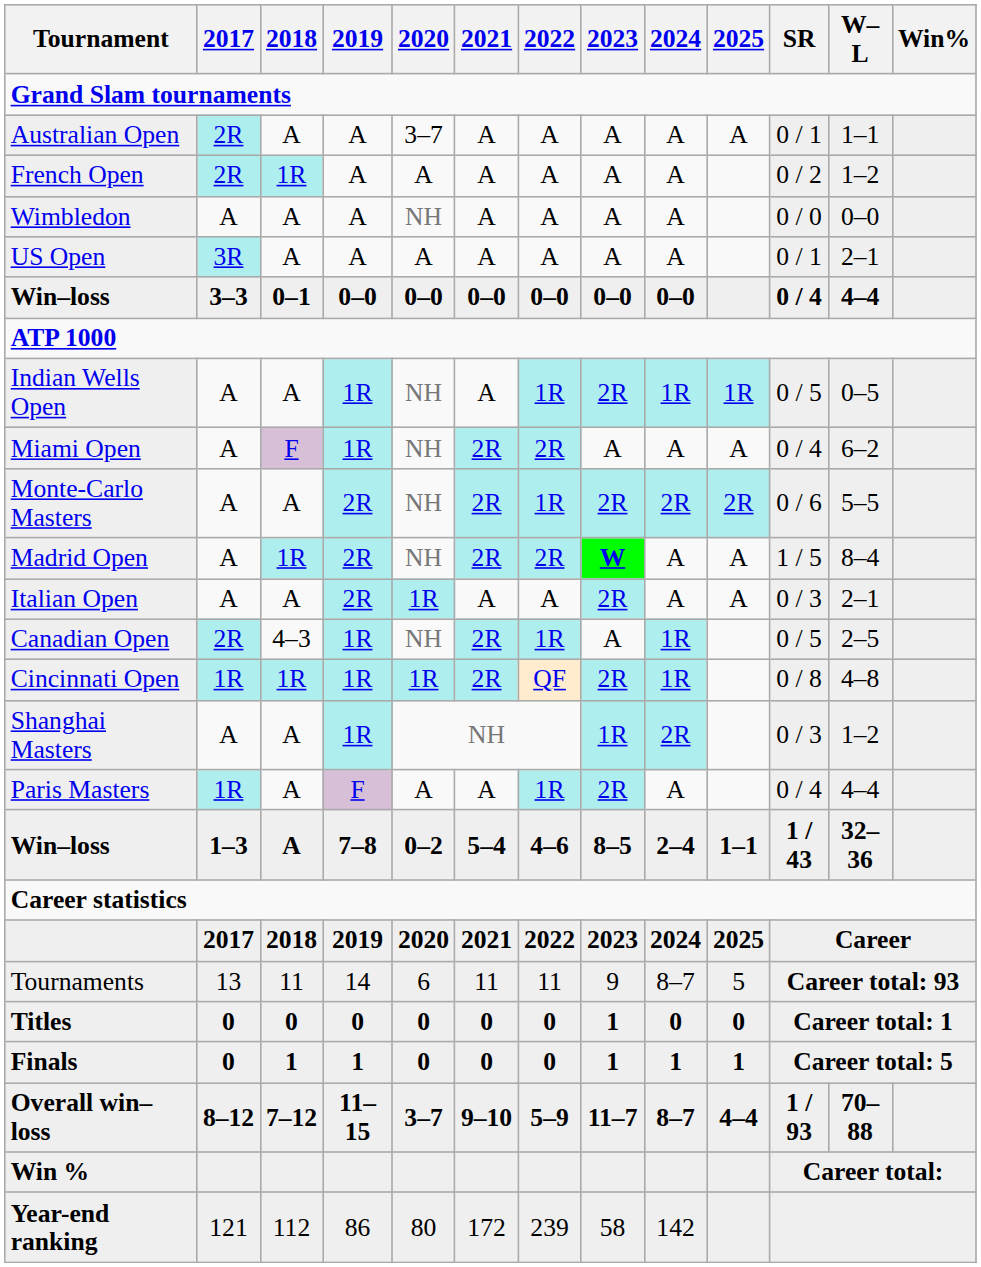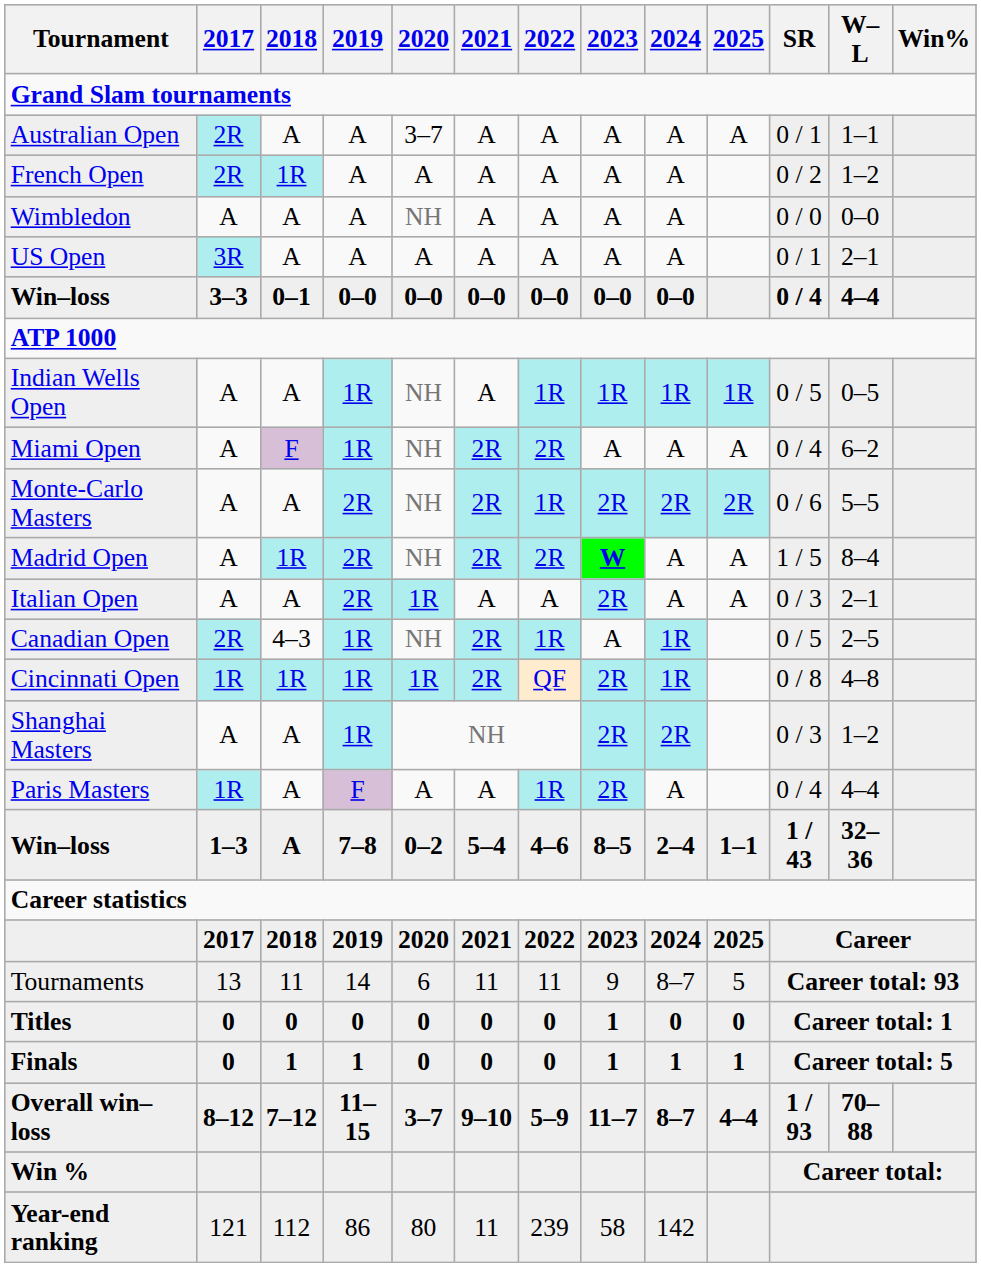(613, 392) 2R -> (613, 392) 1R
(613, 734) 1R -> (613, 734) 2R
(487, 1226) 172 -> (487, 1226) 11
